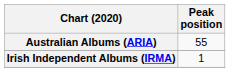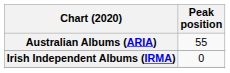(201, 59) 1 -> (201, 59) 0
